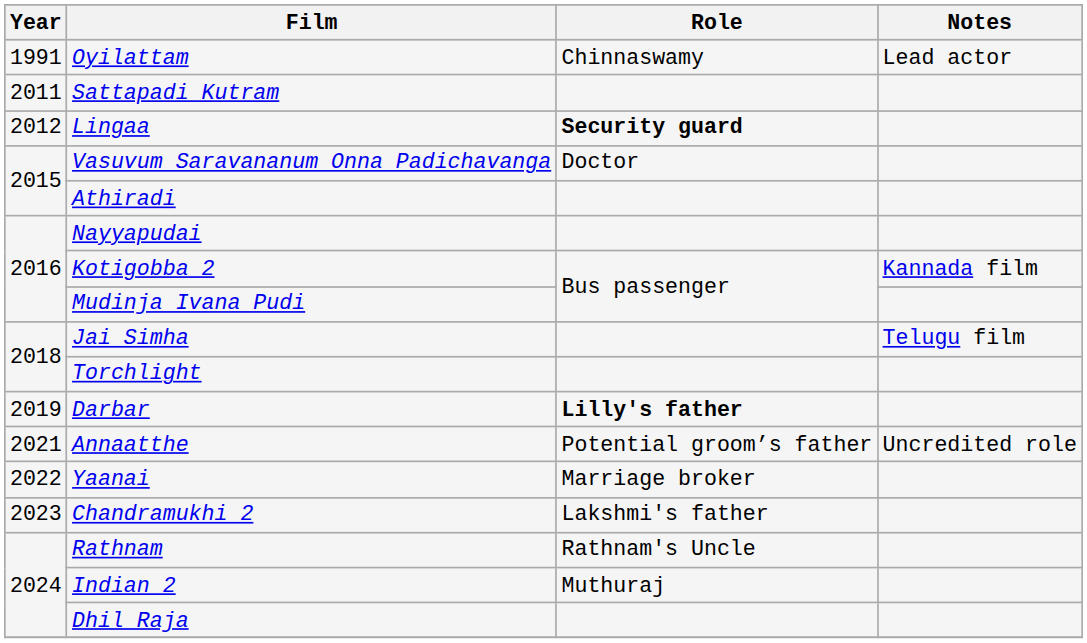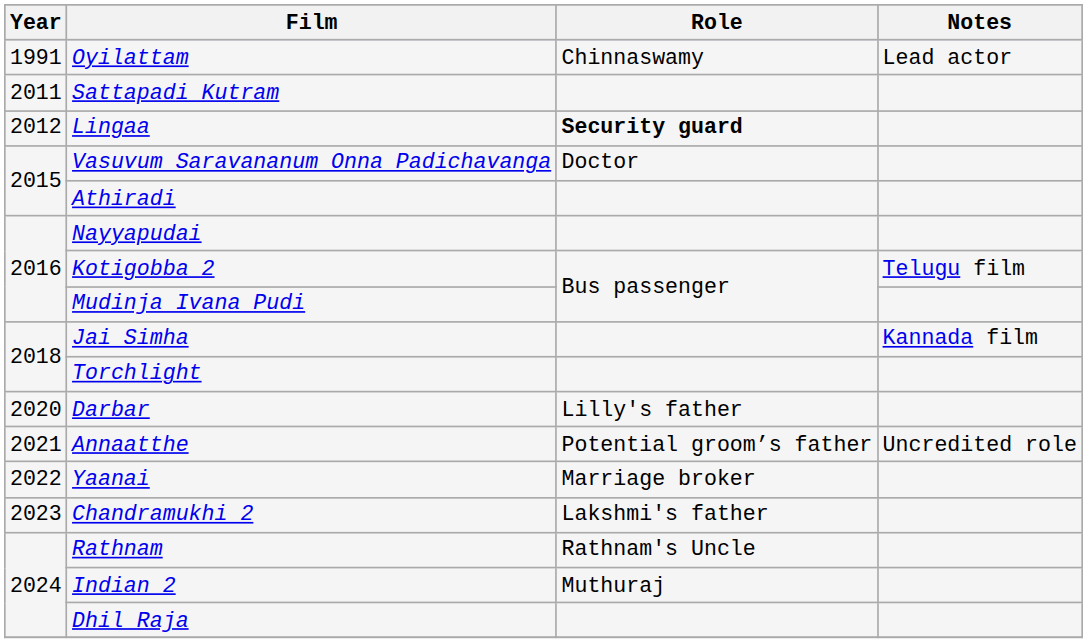(960, 269) Kannada film -> (954, 269) Telugu film
(954, 339) Telugu film -> (960, 339) Kannada film
(36, 409) 2019 -> (36, 409) 2020
(652, 409) bold -> (652, 409) normal
